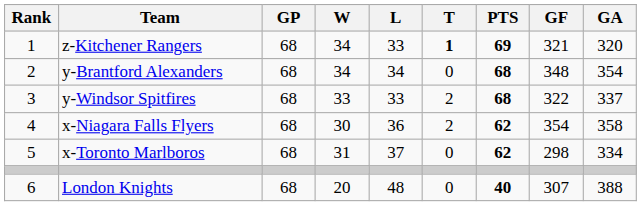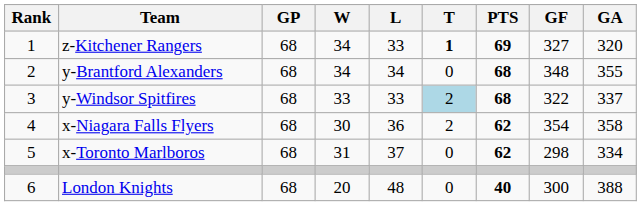(556, 44) 321 -> (556, 44) 327
(610, 71) 354 -> (610, 71) 355
(449, 98) no background -> (449, 98) lightblue background
(556, 187) 307 -> (556, 187) 300
